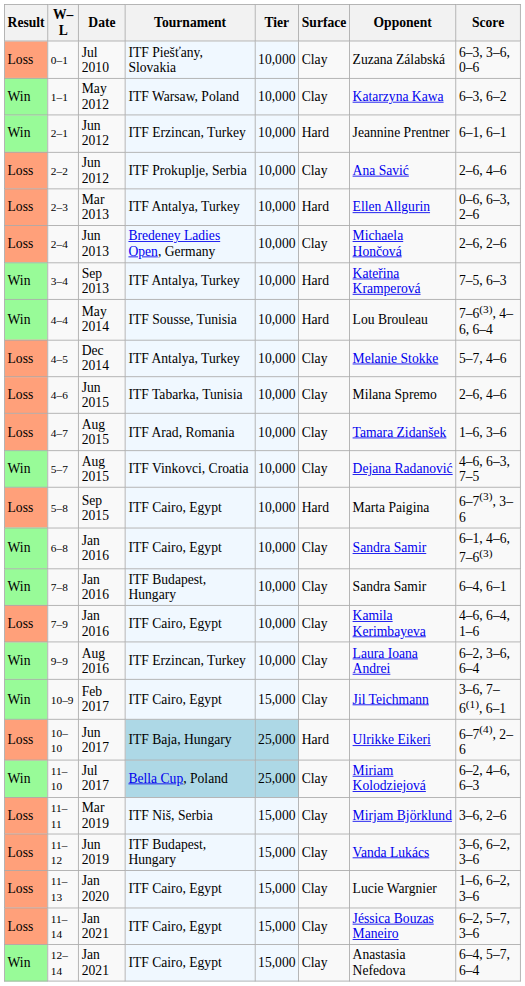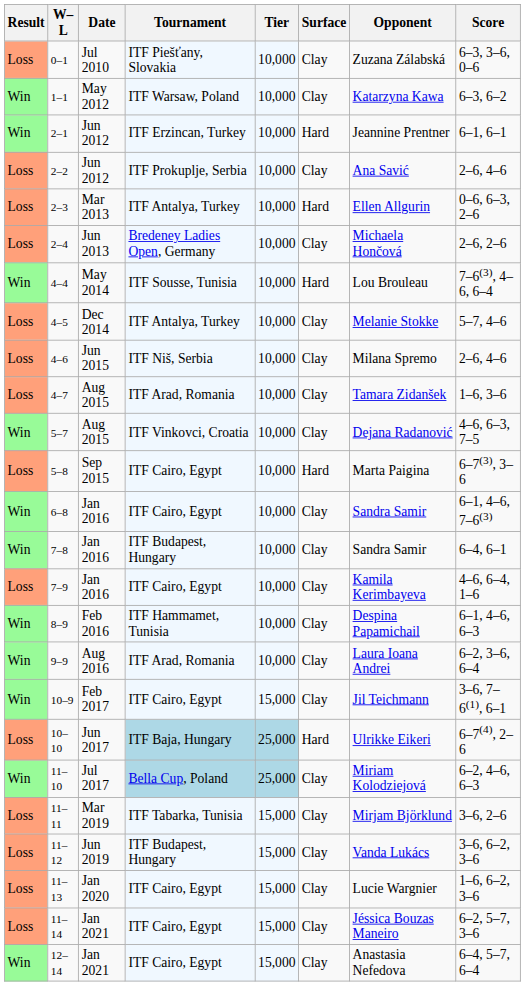- row: (59, 281)
(185, 395) ITF Tabarka, Tunisia -> (171, 358) ITF Niš, Serbia
+ row: (59, 624)
(187, 660) ITF Erzincan, Turkey -> (182, 660) ITF Arad, Romania
(171, 815) ITF Niš, Serbia -> (185, 815) ITF Tabarka, Tunisia
